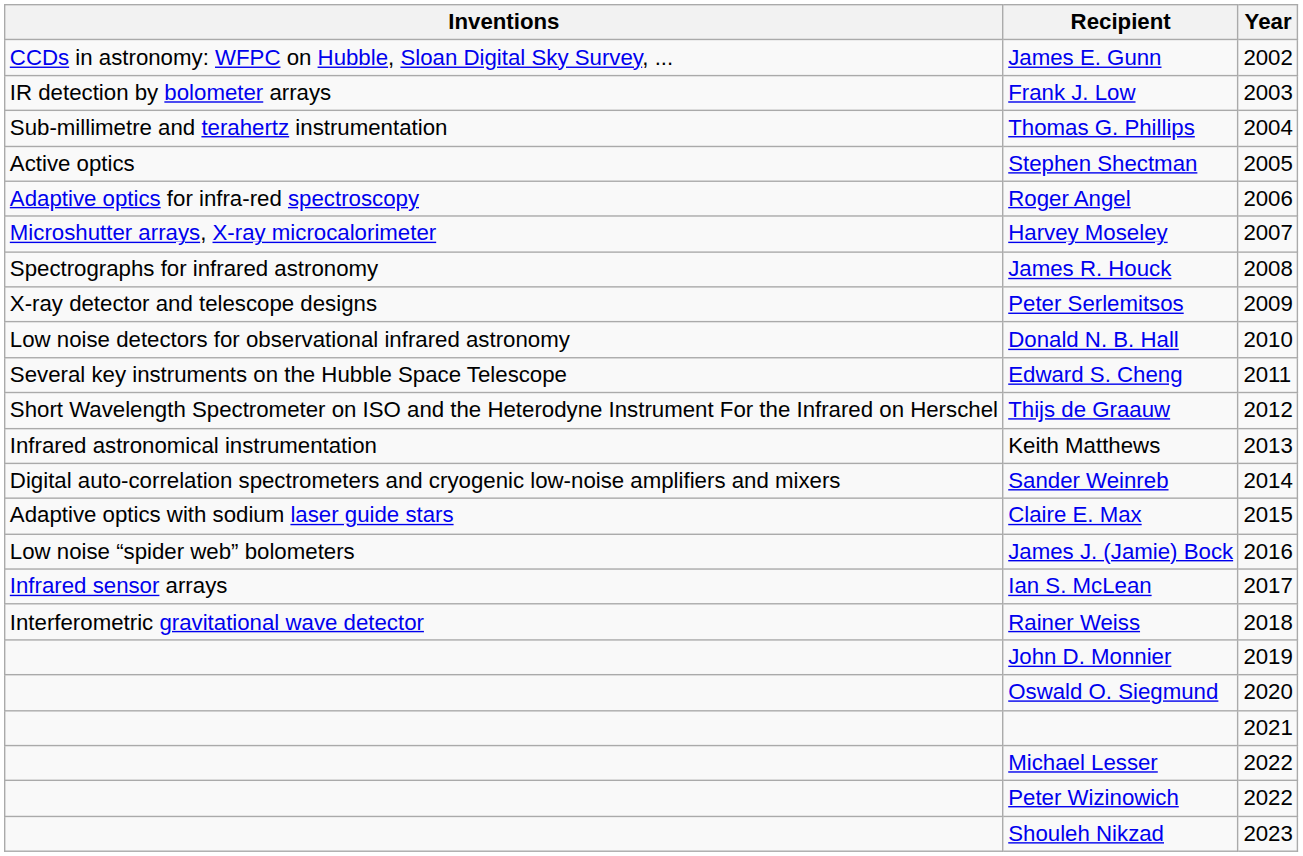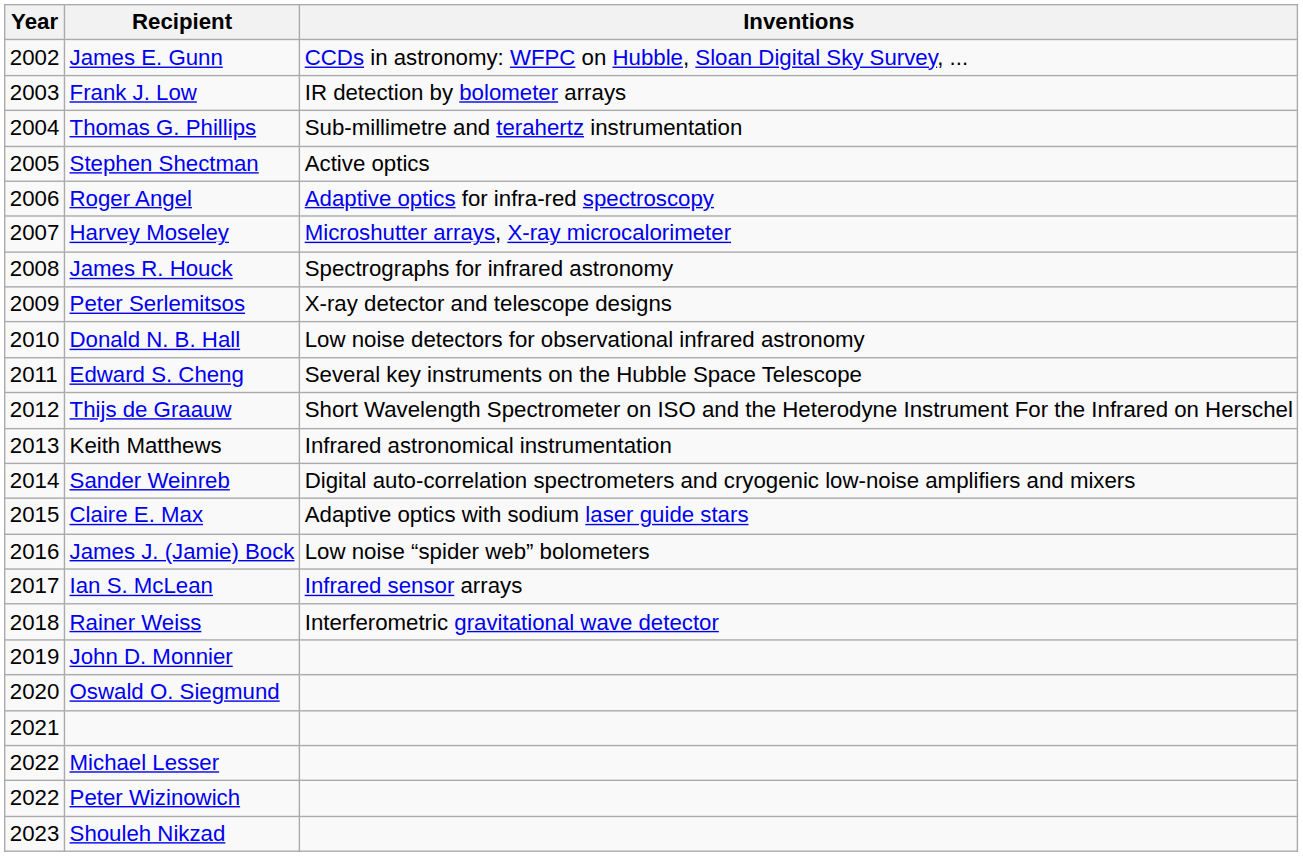columns swapped: (1268, 22) <-> (504, 22)
